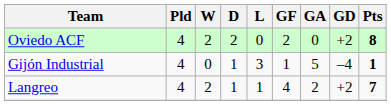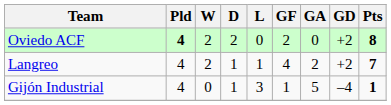(181, 40) normal -> (181, 40) bold
rows swapped: (33, 87) <-> (56, 64)
